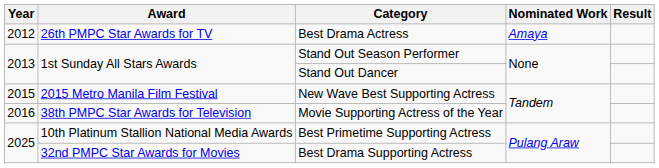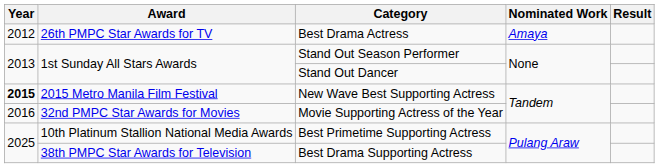(21, 93) normal -> (21, 93) bold
(146, 113) 38th PMPC Star Awards for Television -> (140, 113) 32nd PMPC Star Awards for Movies
(140, 152) 32nd PMPC Star Awards for Movies -> (146, 152) 38th PMPC Star Awards for Television
